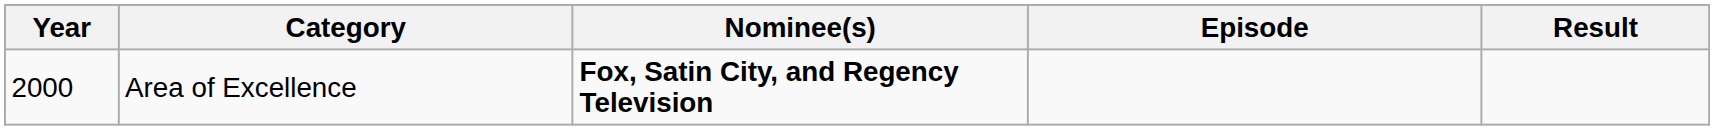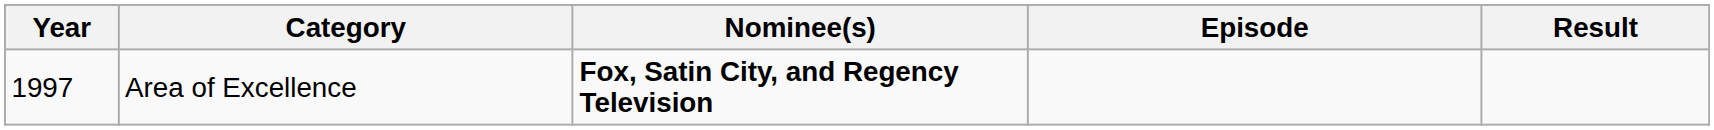(42, 87) 2000 -> (42, 87) 1997
